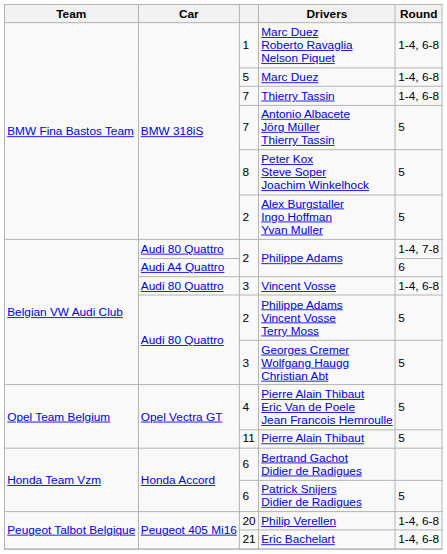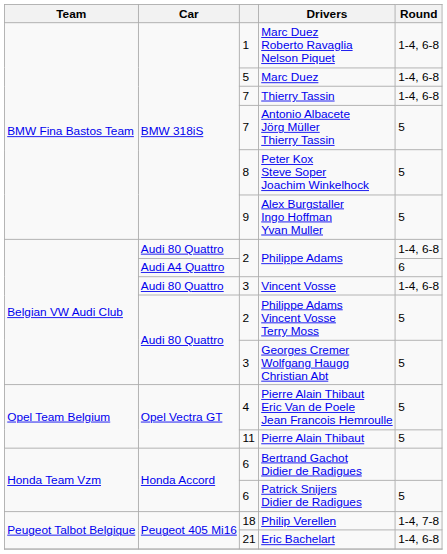(246, 217) 2 -> (246, 217) 9
(419, 248) 1-4, 7-8 -> (419, 248) 1-4, 6-8
(249, 521) 20 -> (249, 521) 18
(419, 521) 1-4, 6-8 -> (419, 521) 1-4, 7-8
